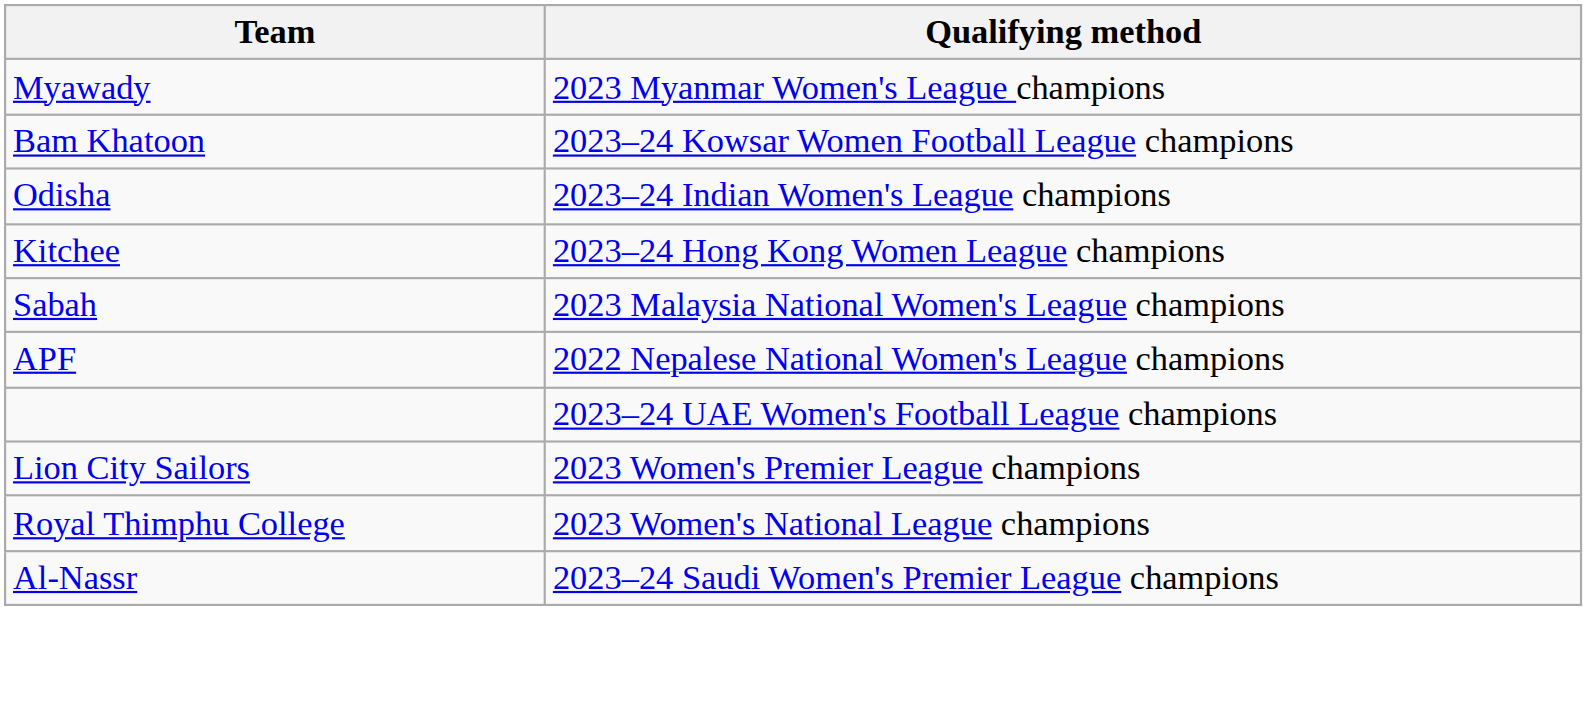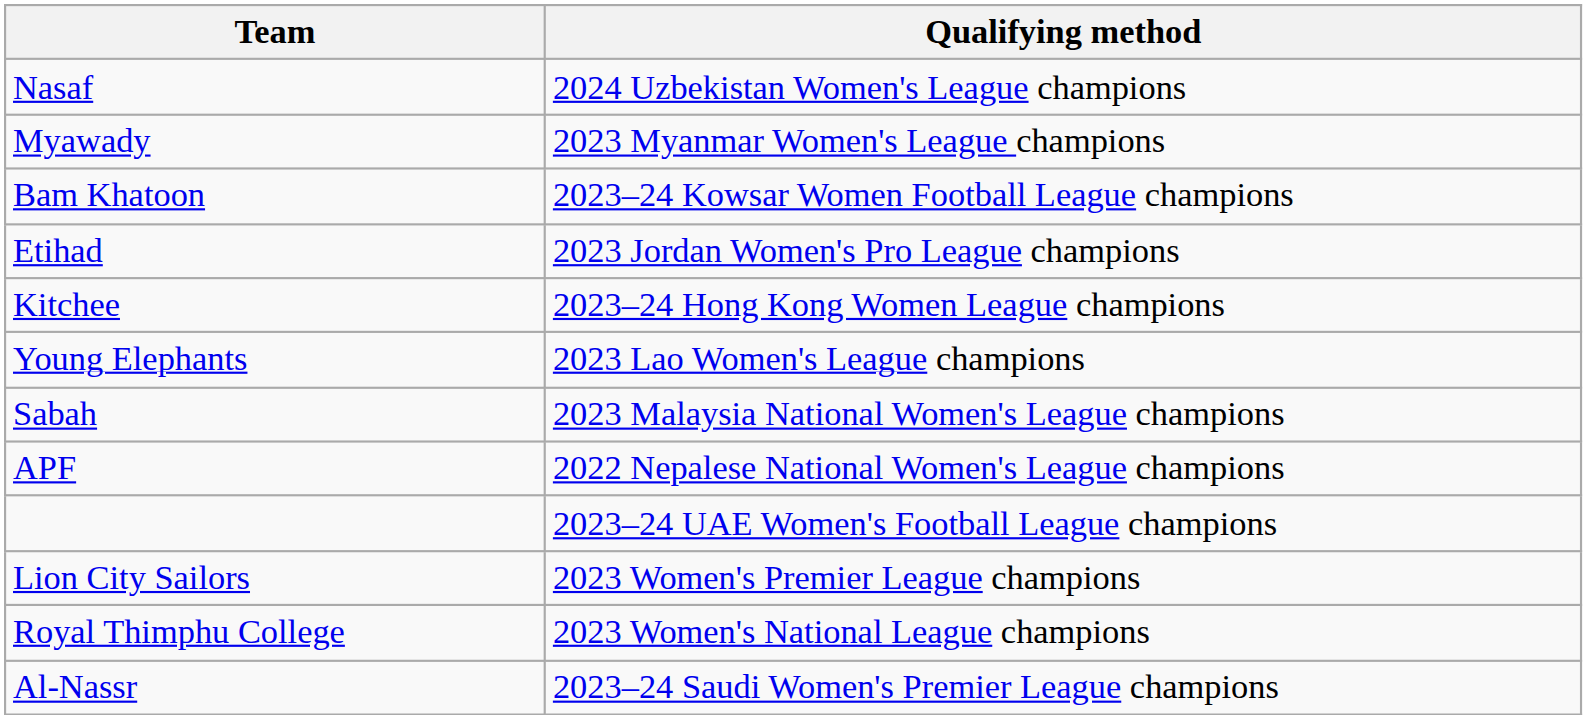+ row: (53, 86)
- row: (62, 195)
+ row: (58, 250)
+ row: (130, 359)
